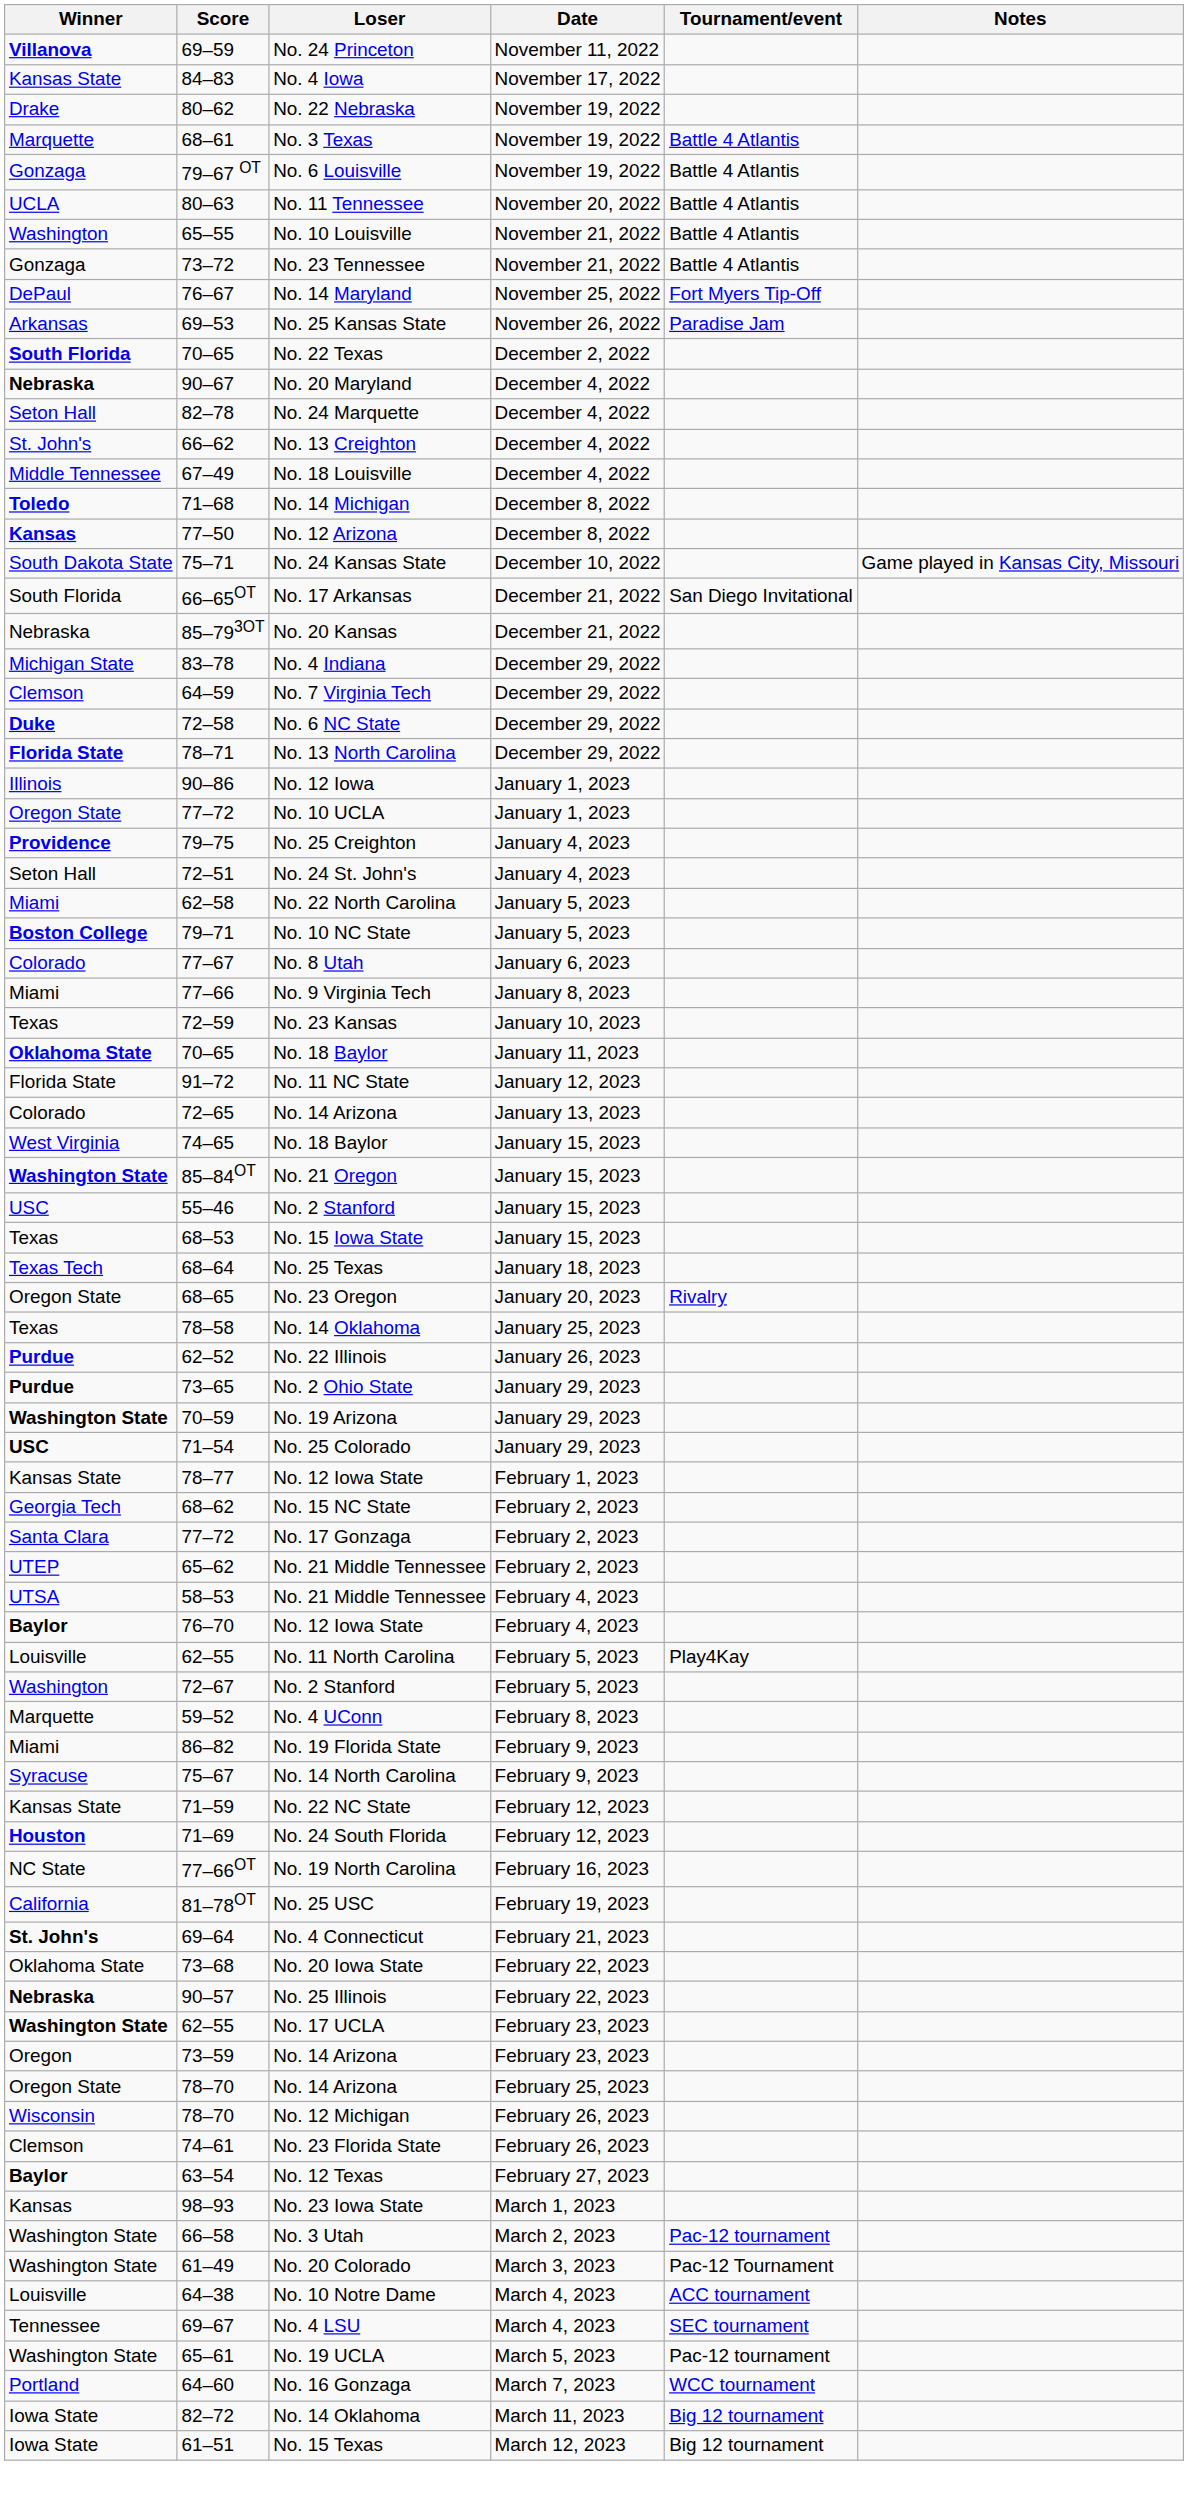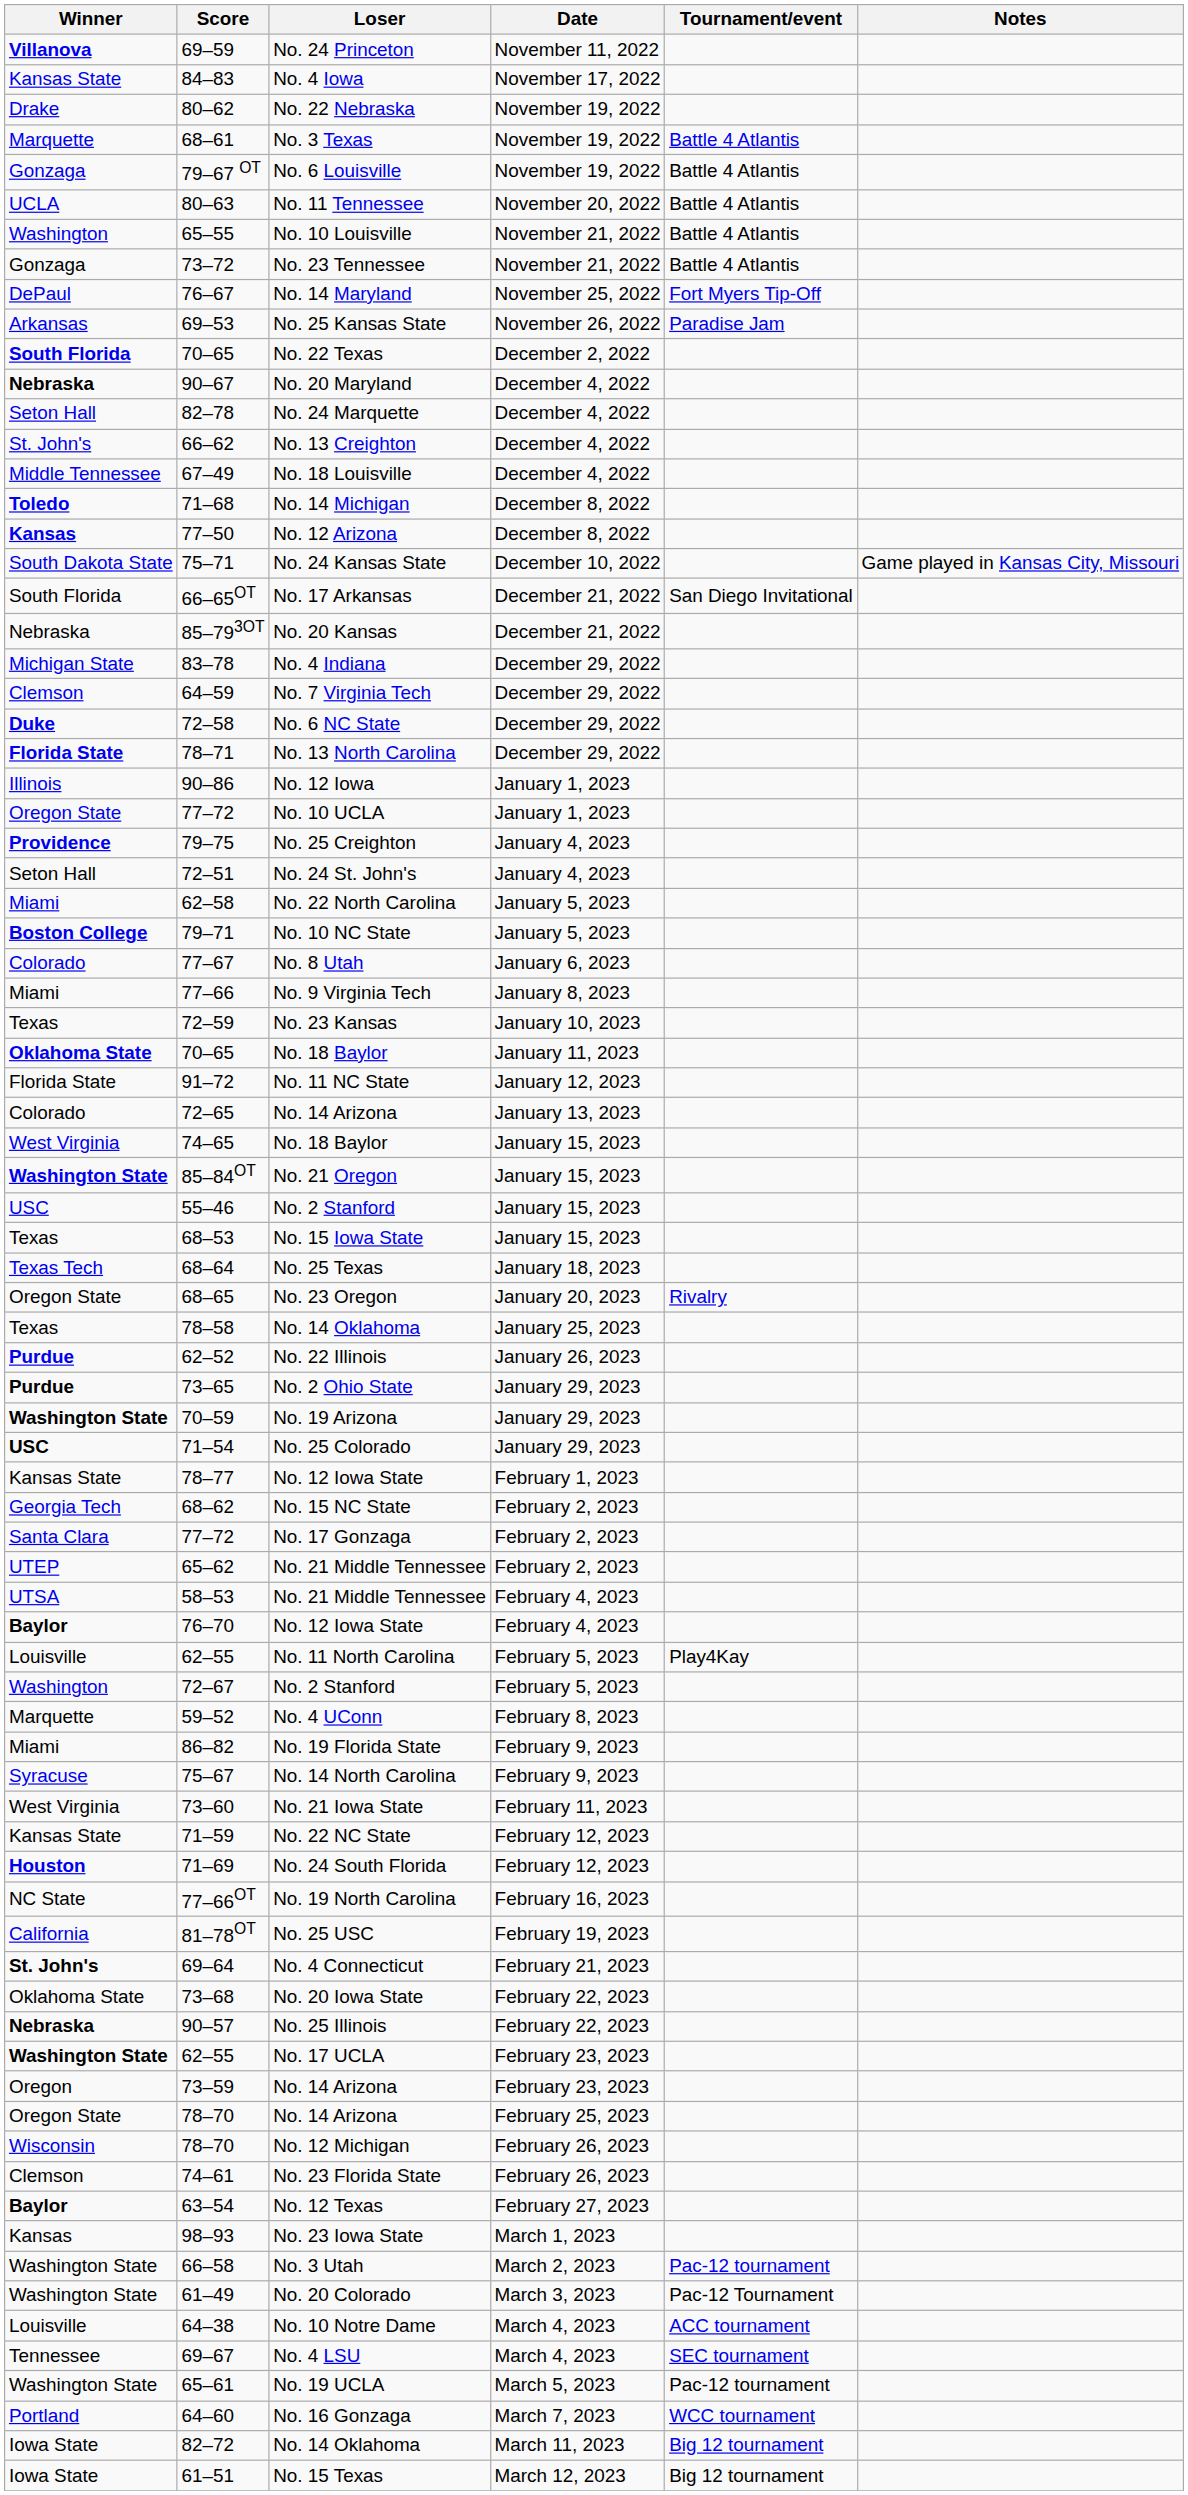+ row: (208, 1806)
